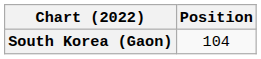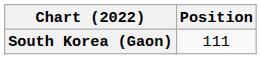(216, 42) 104 -> (216, 42) 111
